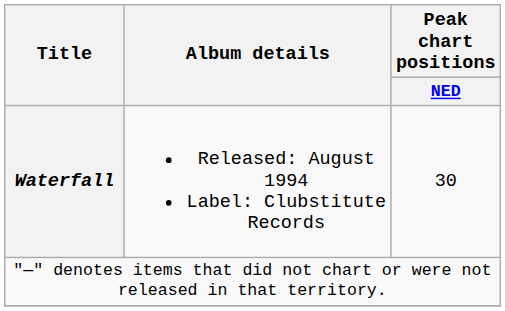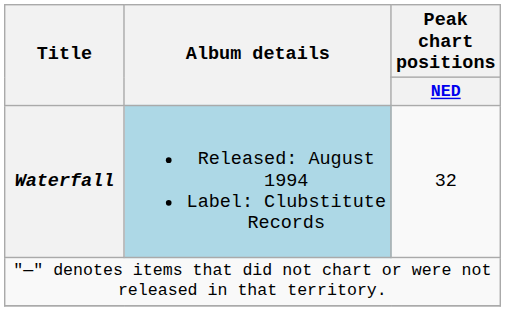(258, 192) no background -> (258, 192) lightblue background
(446, 181) 30 -> (446, 181) 32
